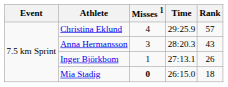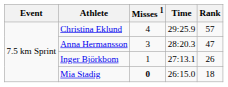(210, 44) 43 -> (210, 44) 47
